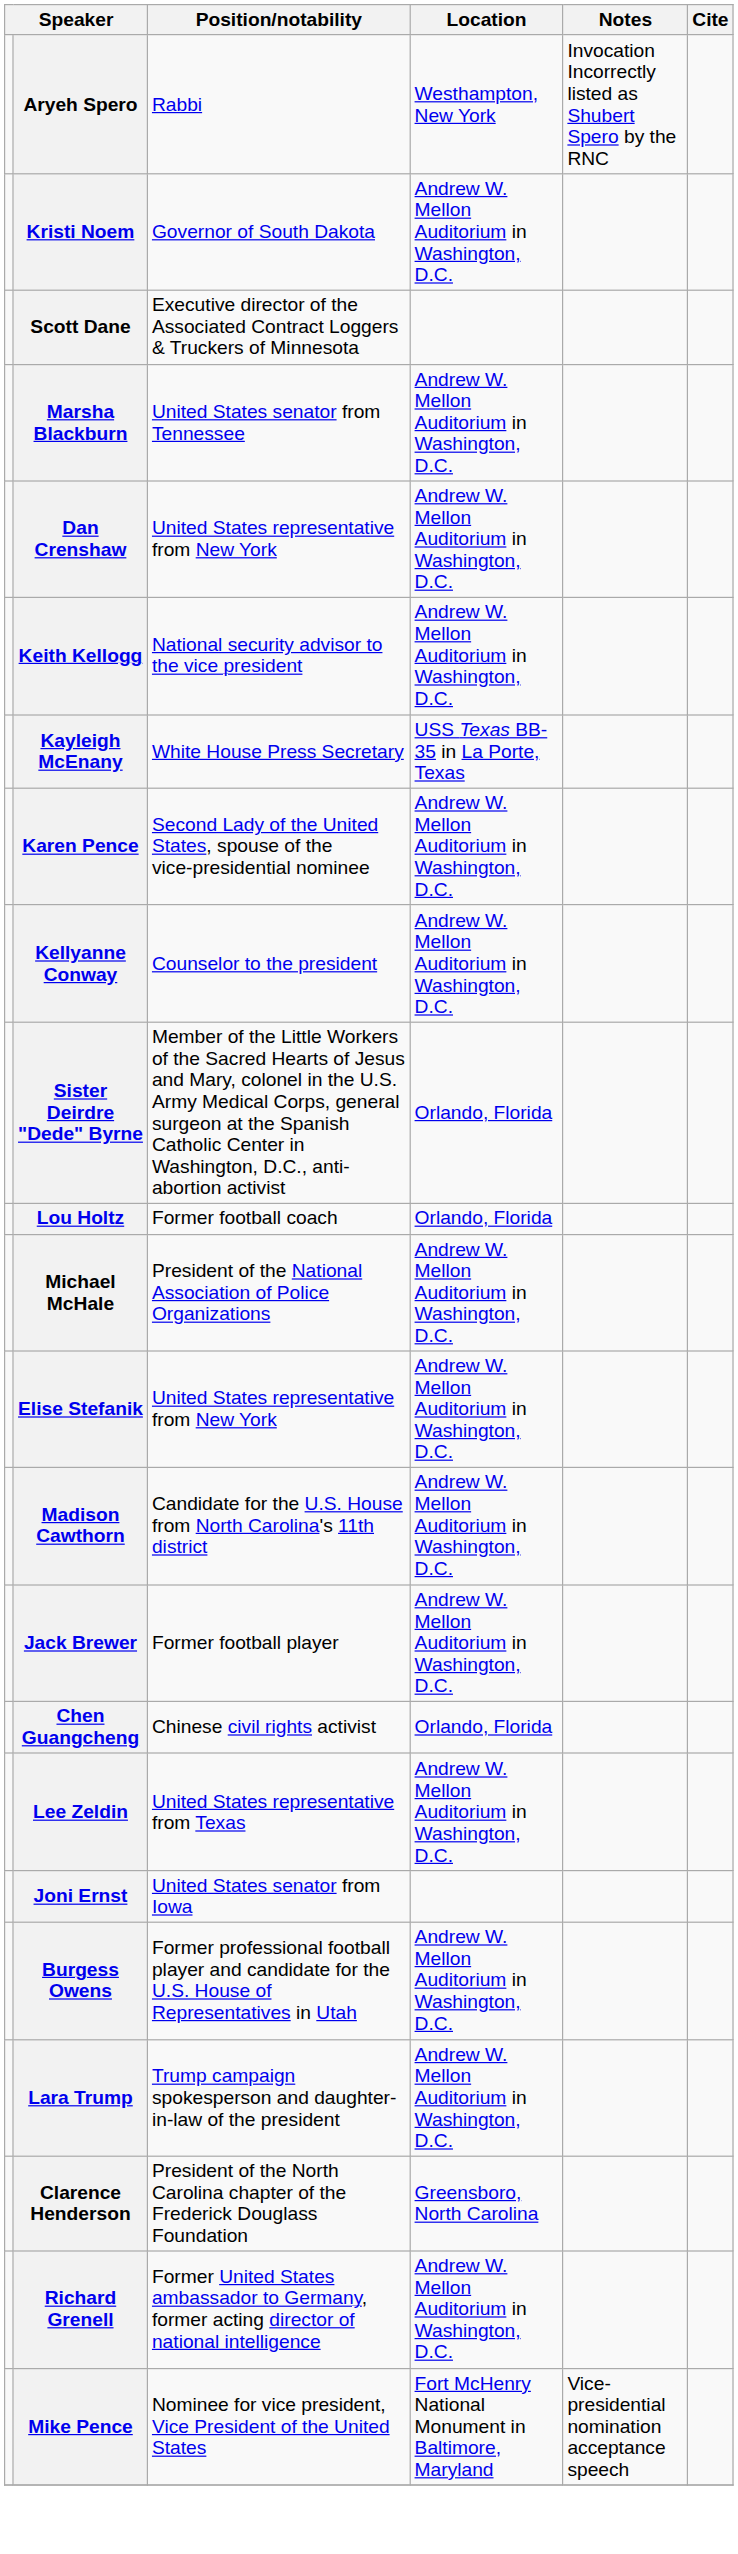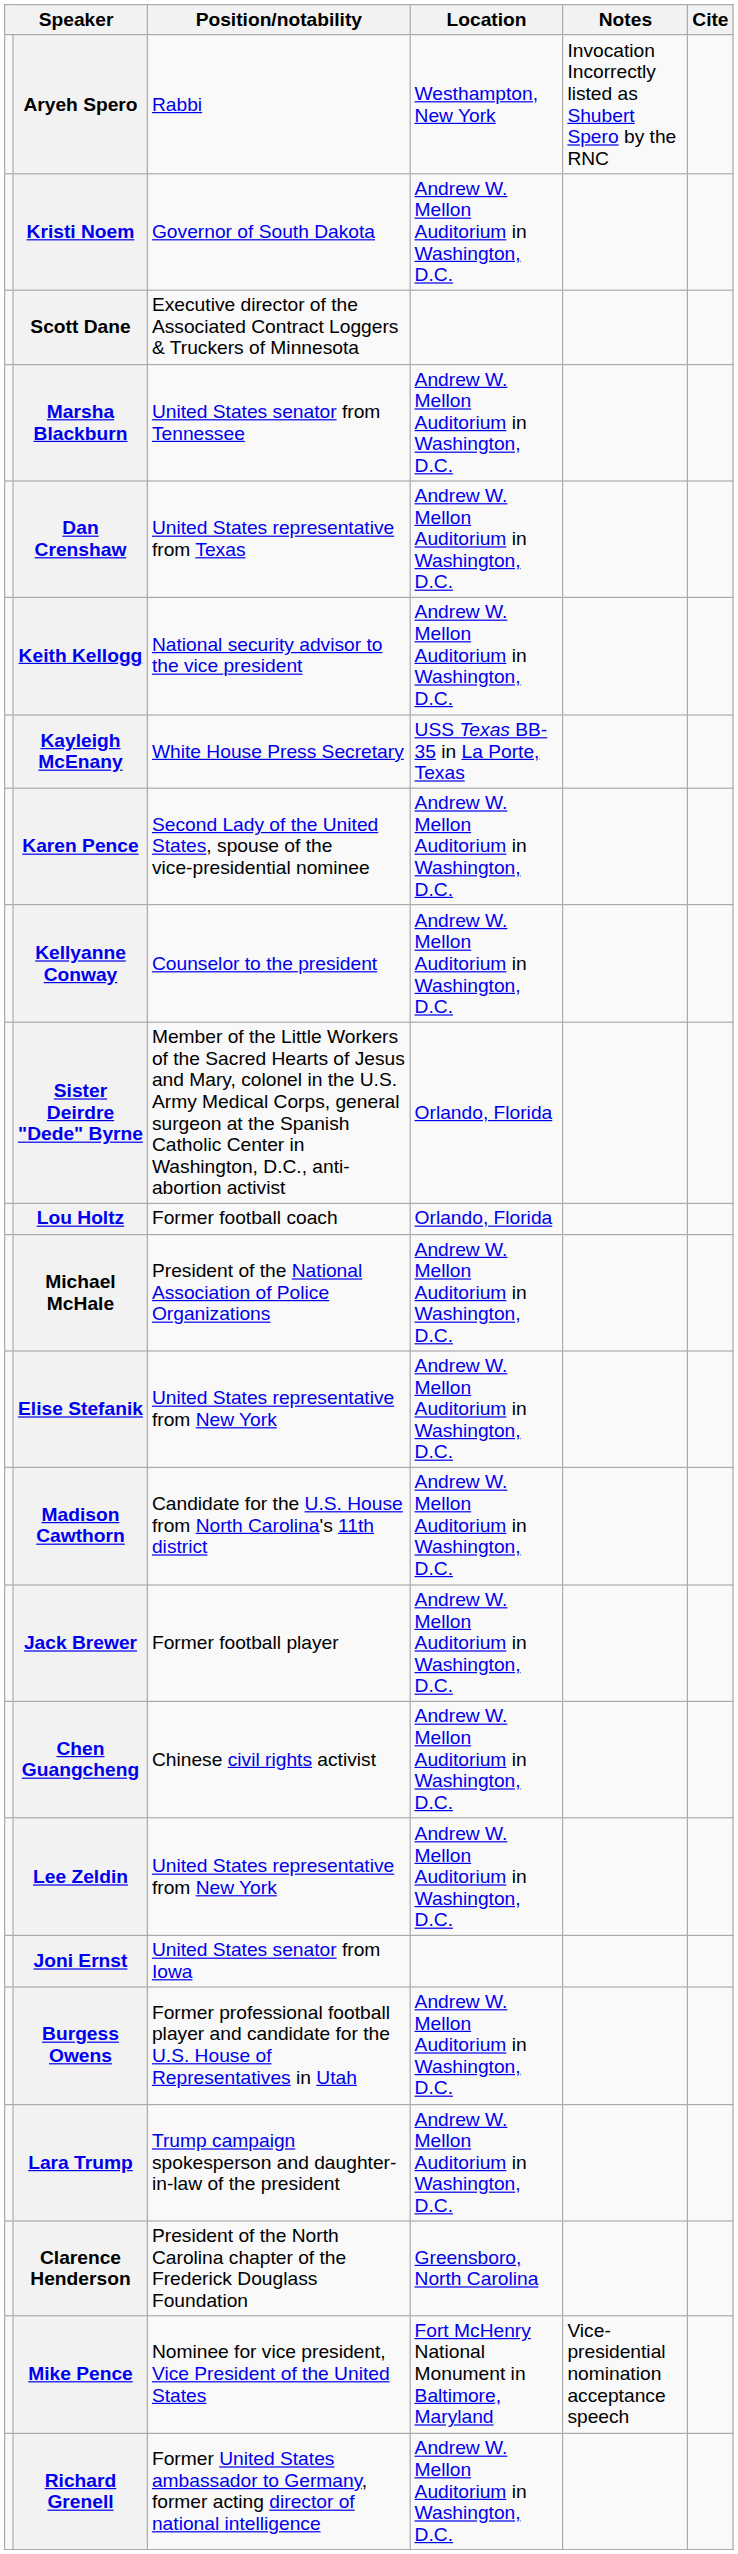(273, 539) United States representative from New York -> (273, 539) United States representative from Texas
(483, 1727) Orlando, Florida -> (471, 1759) Andrew W. Mellon Auditorium in Washington, D.C.
(273, 1811) United States representative from Texas -> (273, 1876) United States representative from New York
rows swapped: (80, 2309) <-> (80, 2426)
